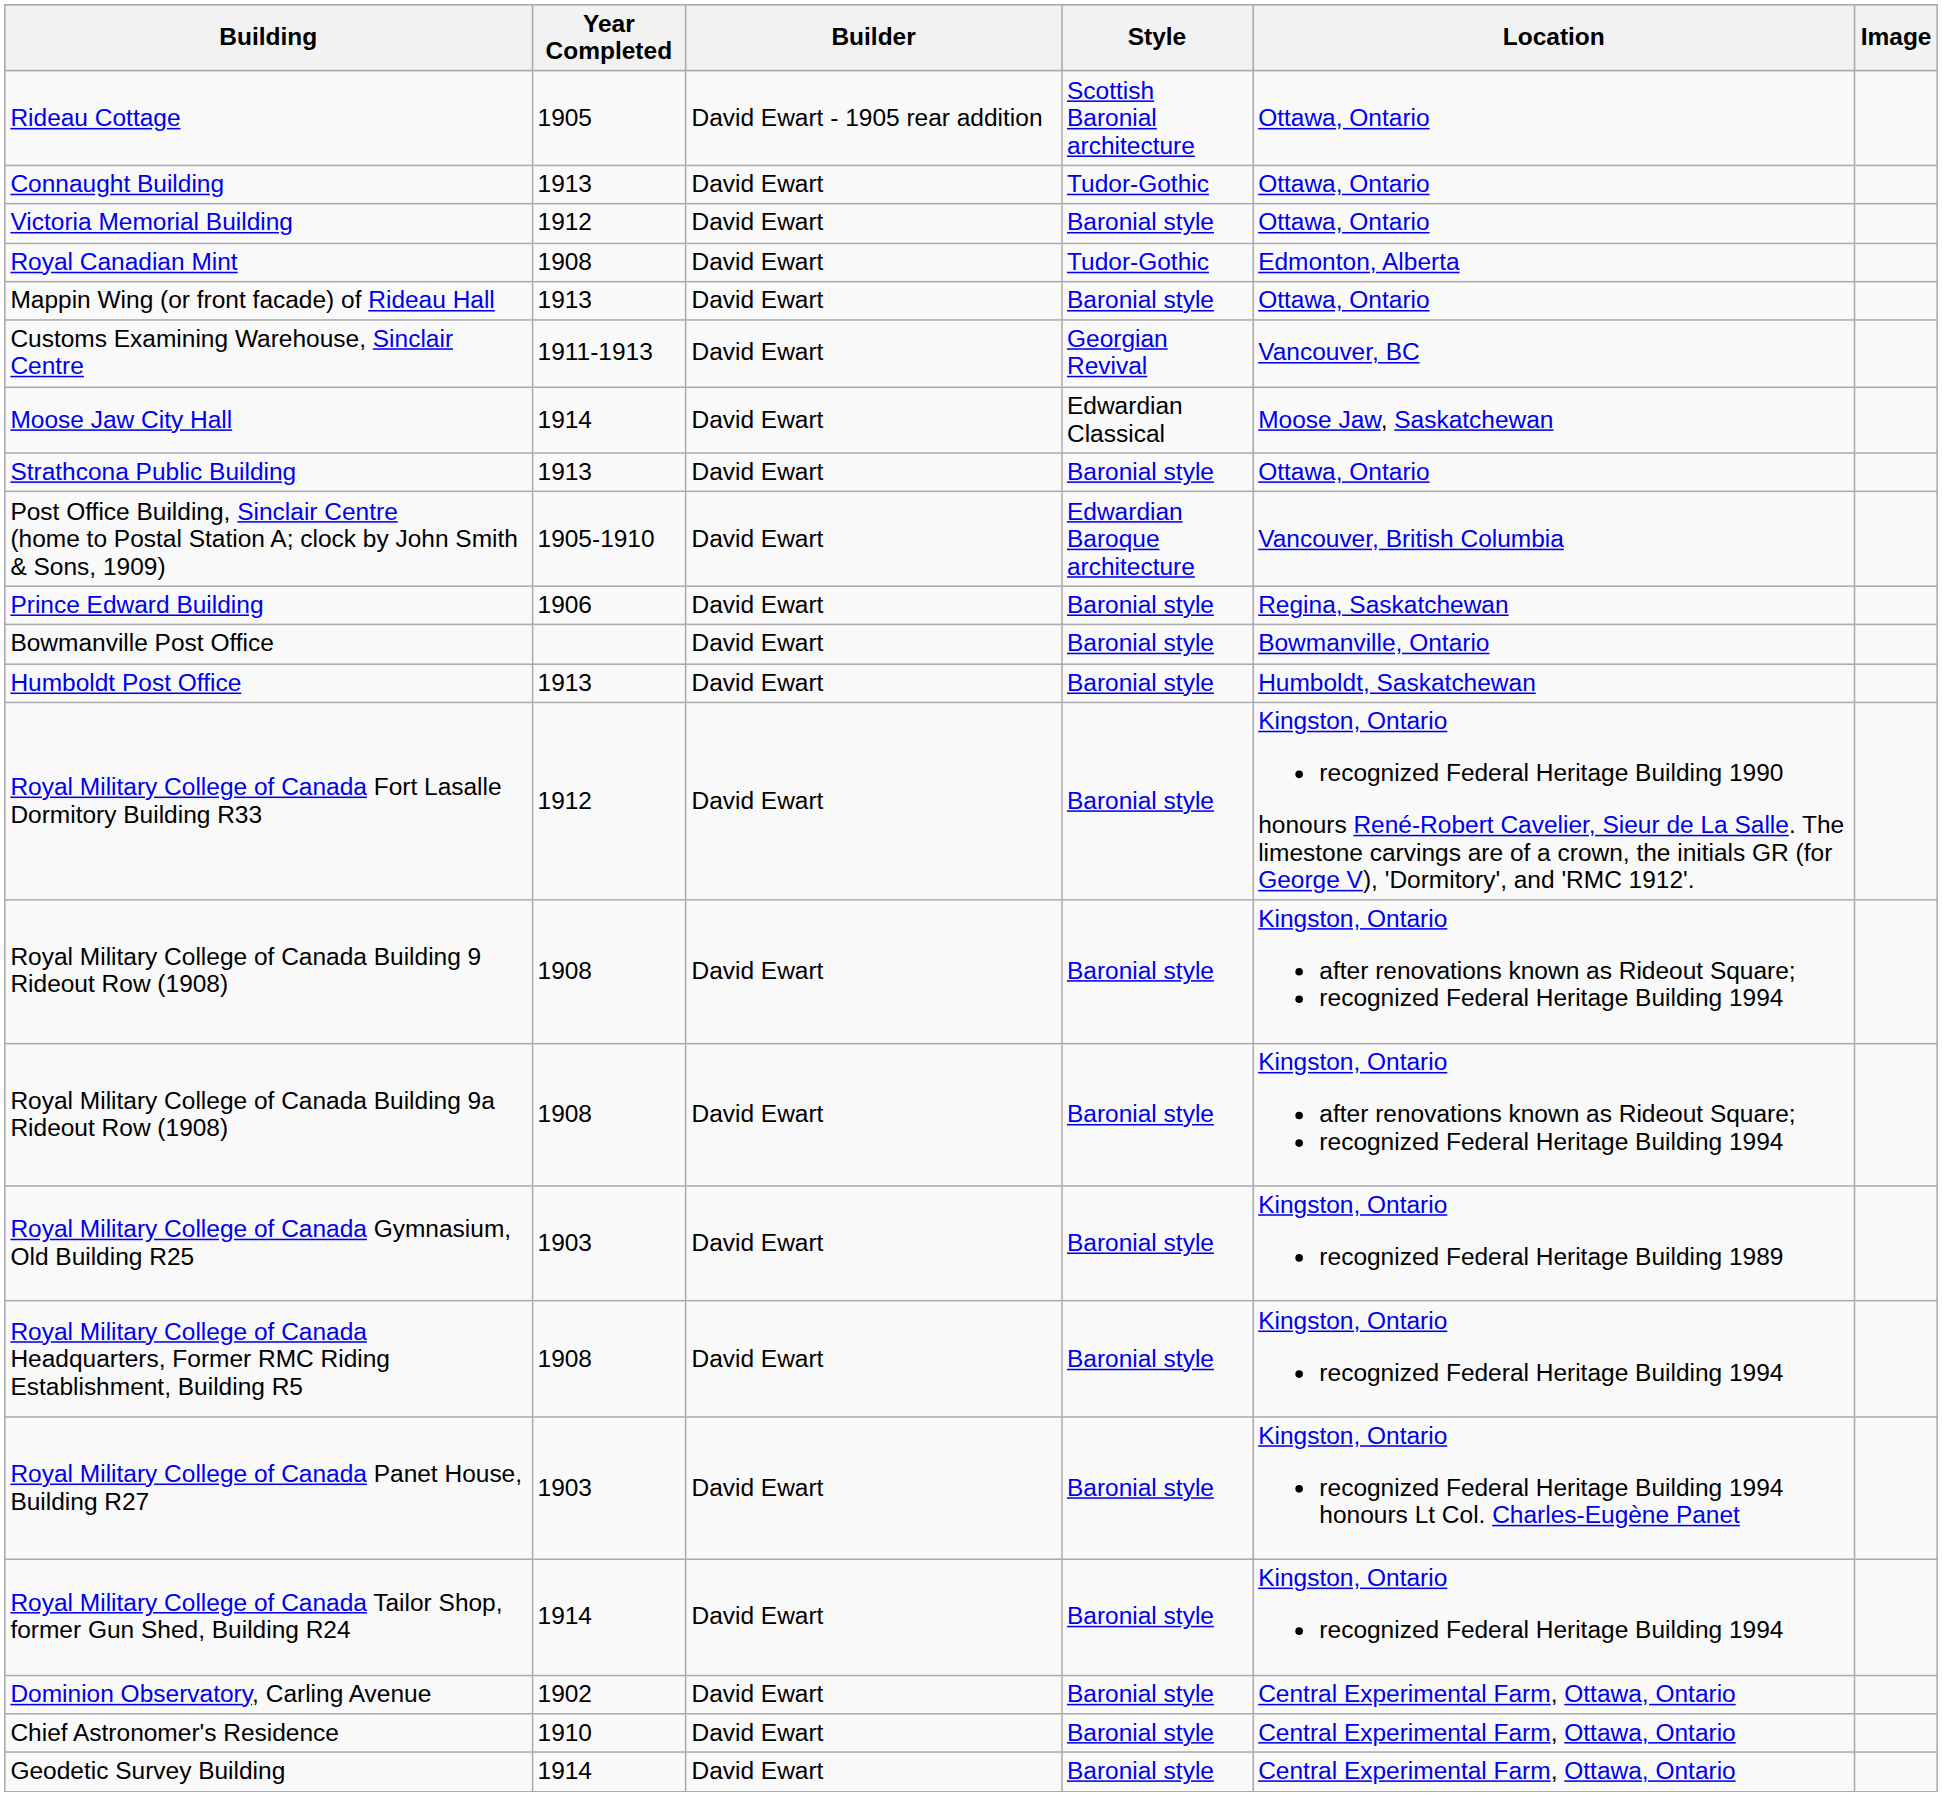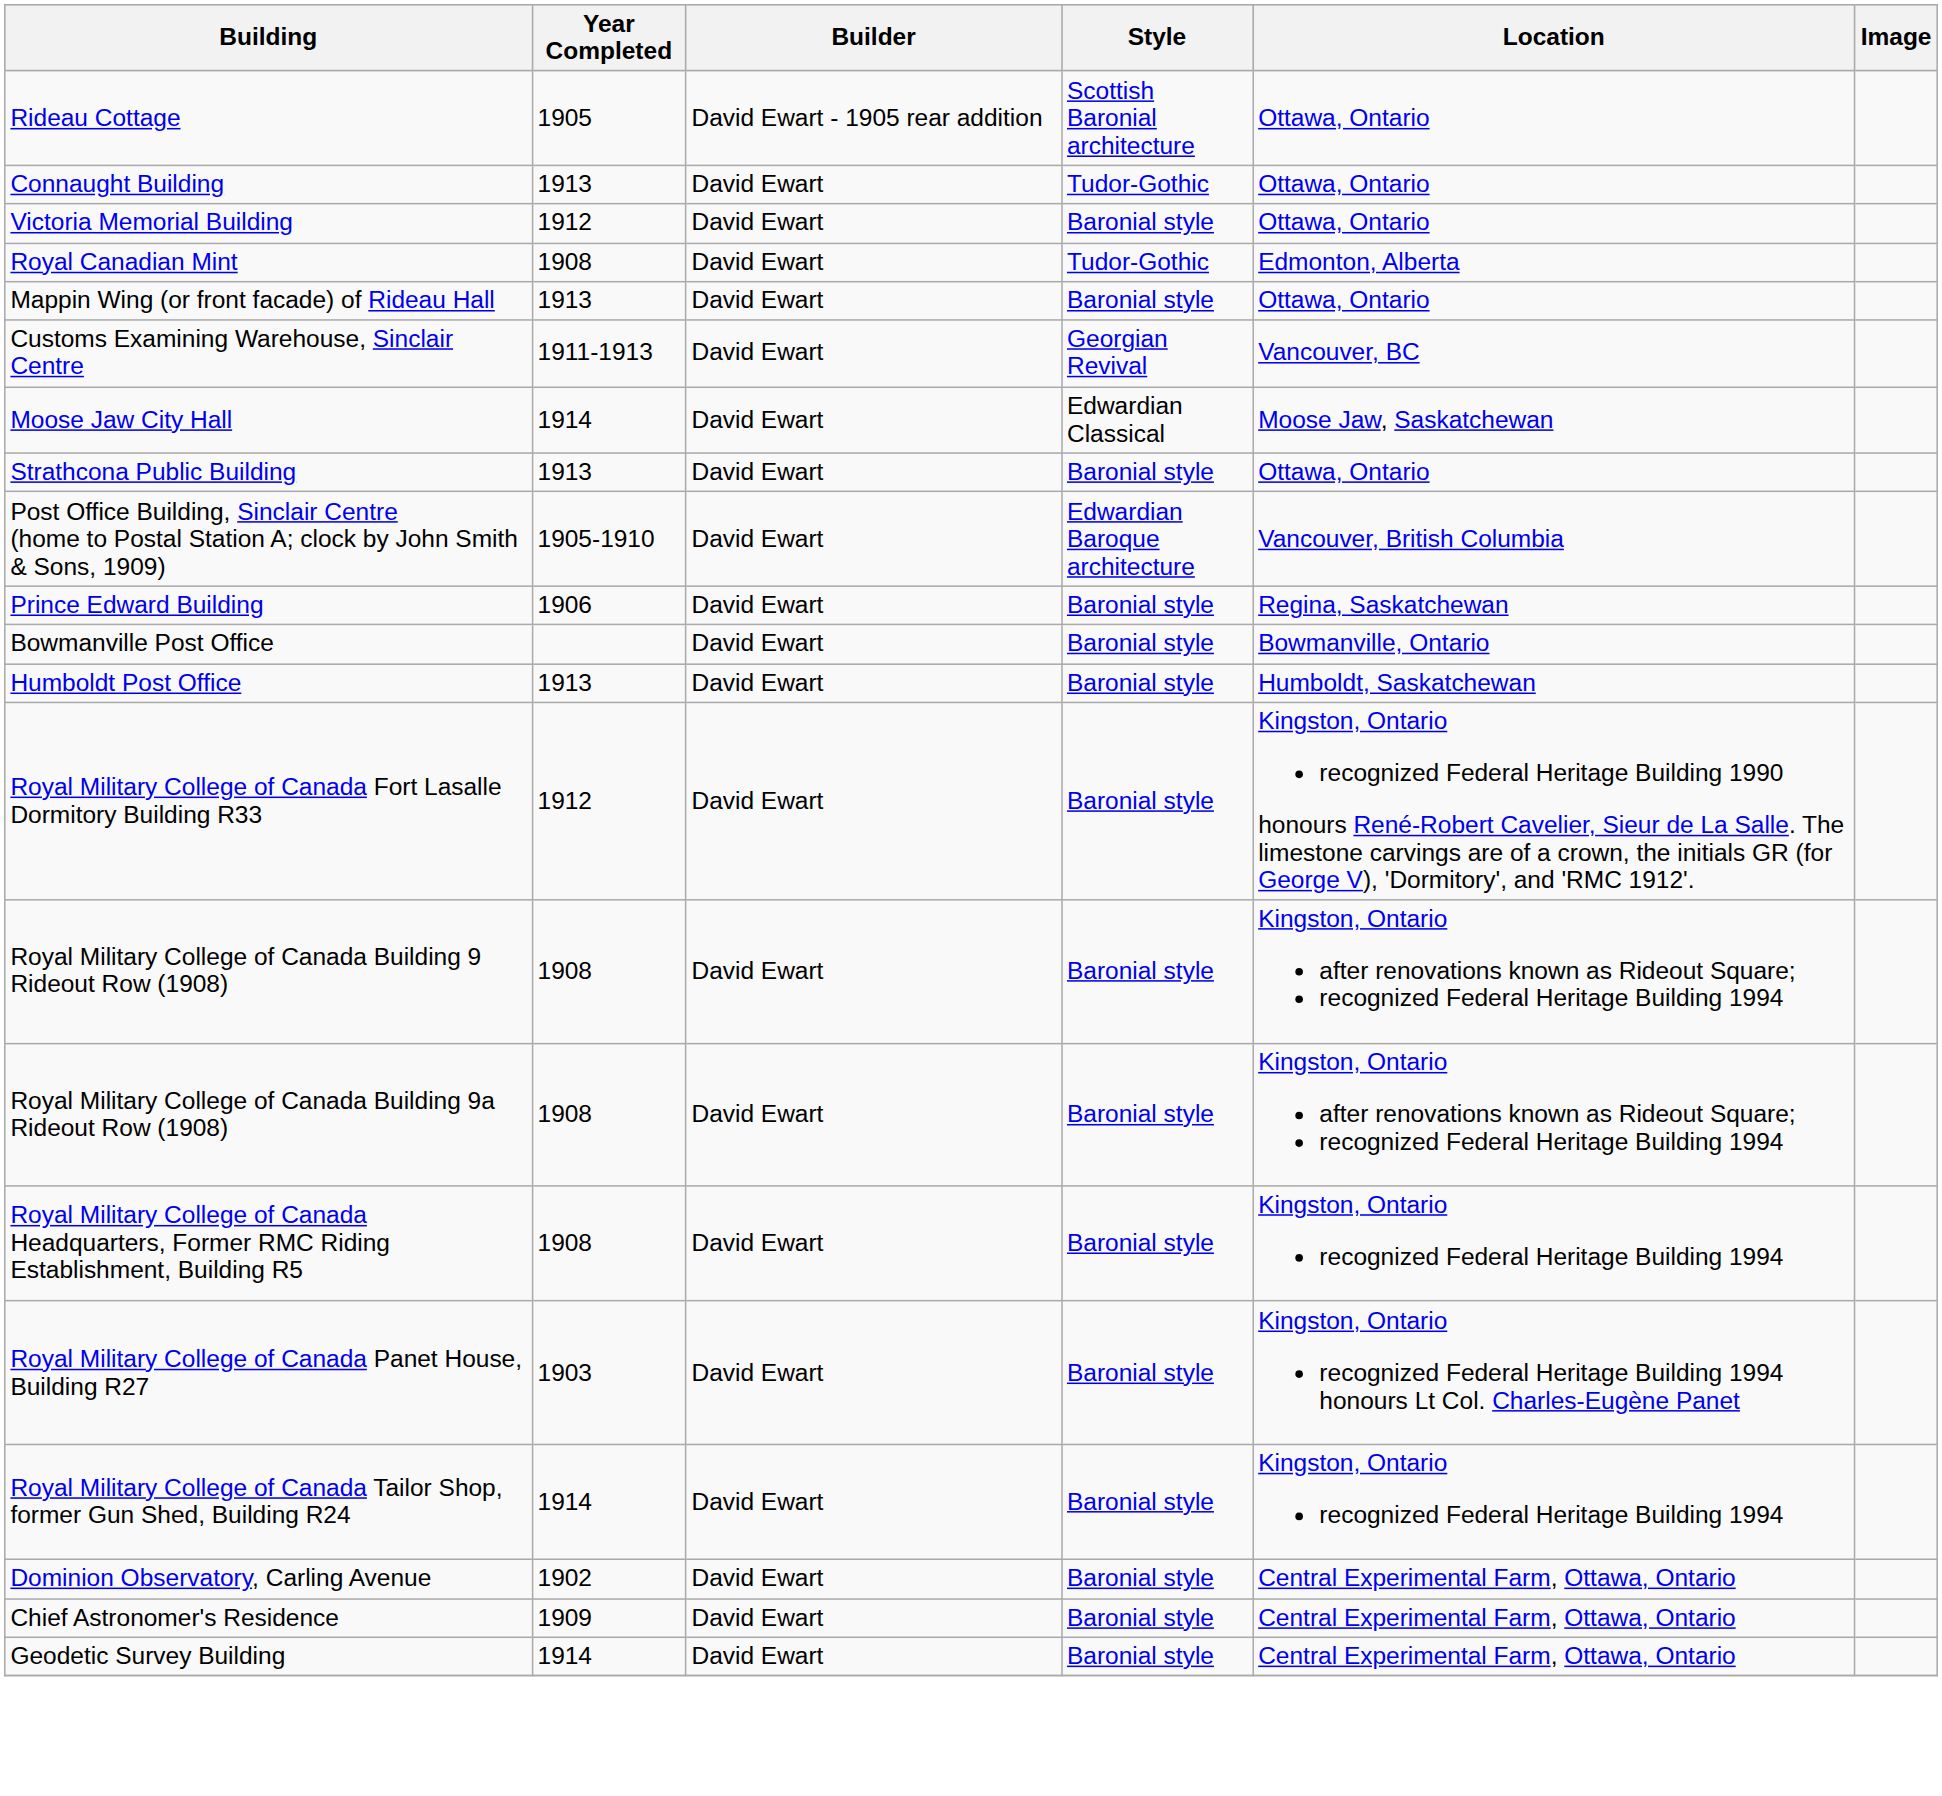- row: (261, 1243)
(565, 1732) 1910 -> (565, 1617) 1909
